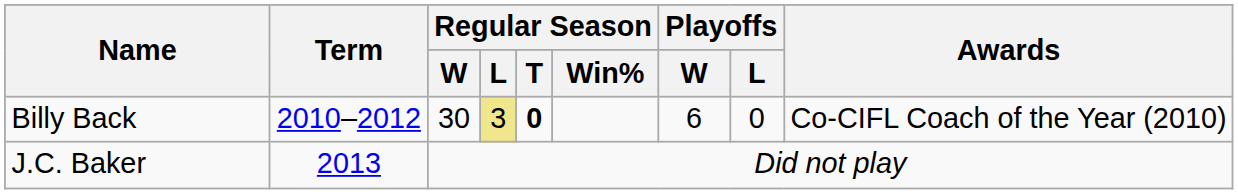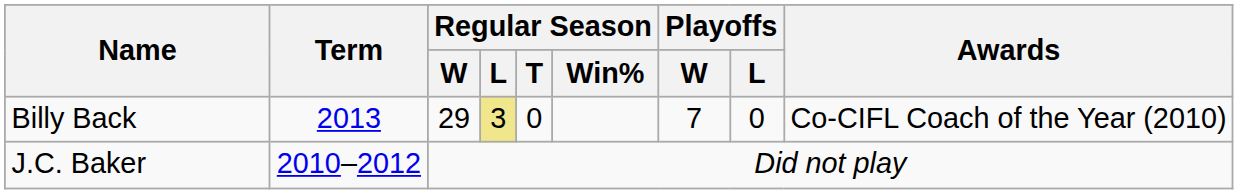(349, 118) 2010–2012 -> (349, 118) 2013
(454, 118) 30 -> (454, 118) 29
(534, 118) bold -> (534, 118) normal
(694, 118) 6 -> (694, 118) 7
(349, 164) 2013 -> (349, 164) 2010–2012
